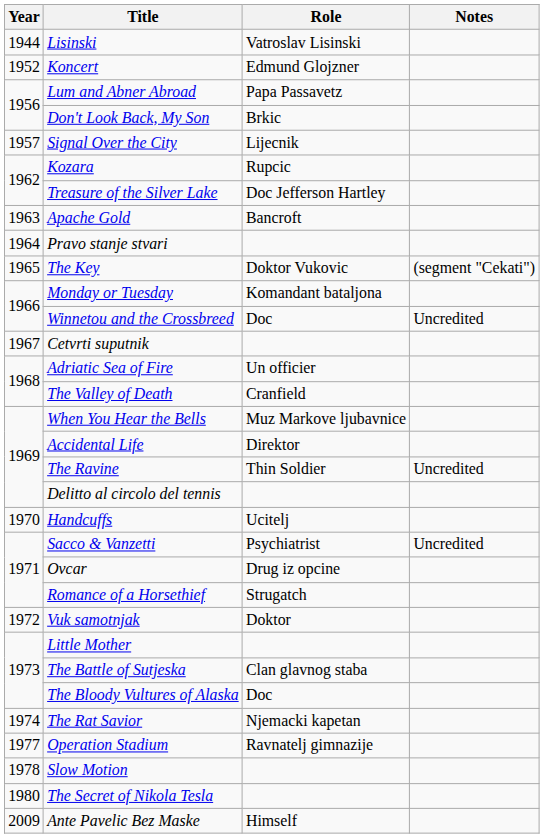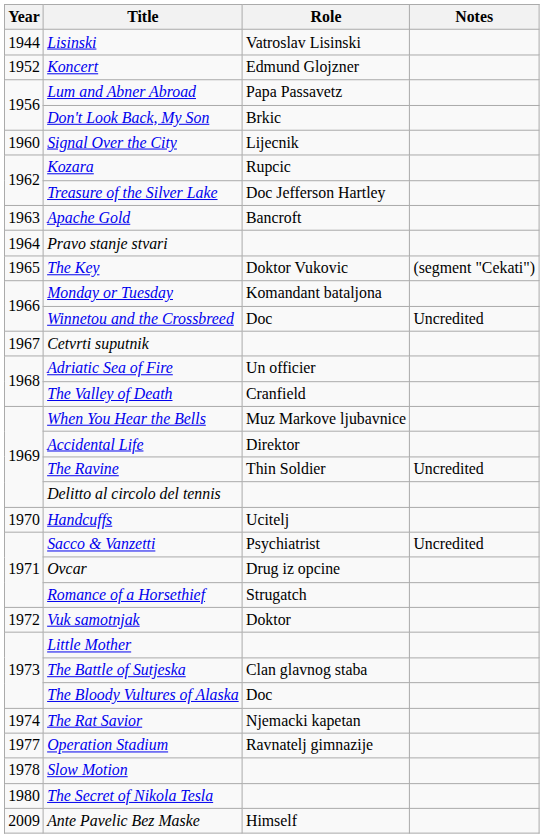(24, 142) 1957 -> (24, 142) 1960
